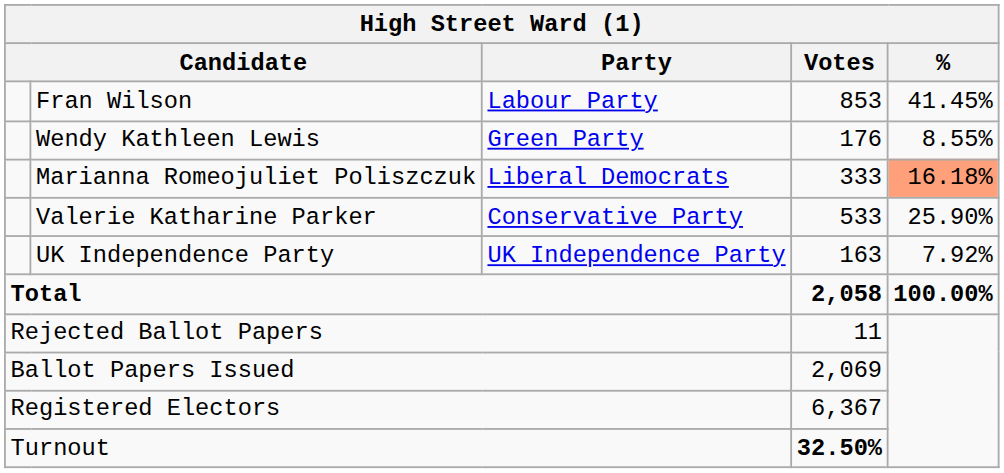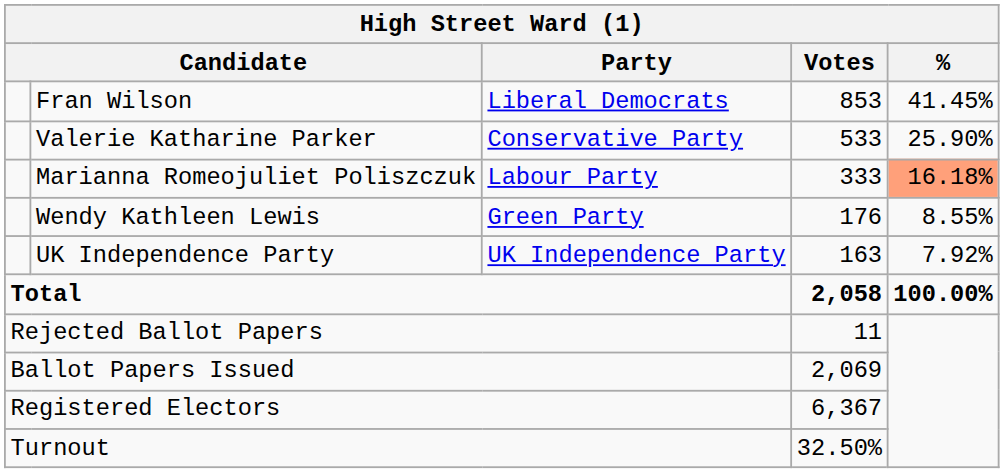(573, 101) Labour Party -> (608, 101) Liberal Democrats
rows swapped: (206, 217) <-> (178, 140)
(608, 178) Liberal Democrats -> (573, 178) Labour Party
(839, 448) bold -> (839, 448) normal
